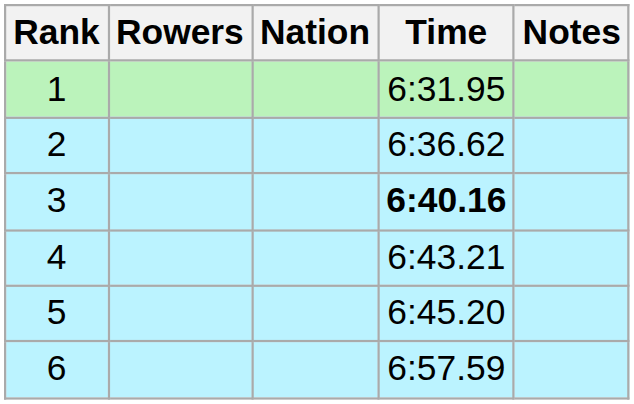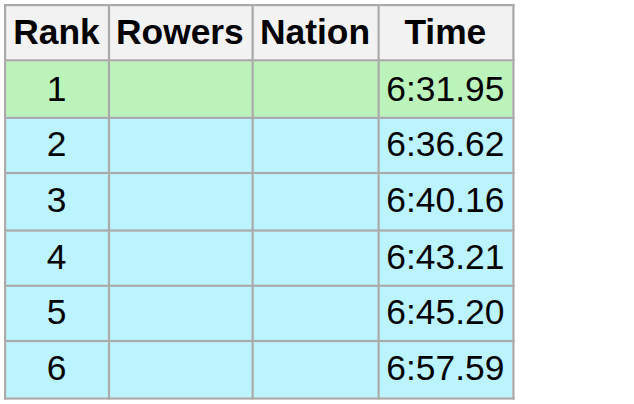- column: (572, 32)
(446, 200) bold -> (445, 200) normal
